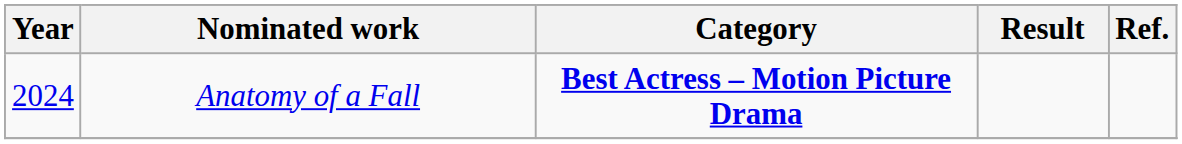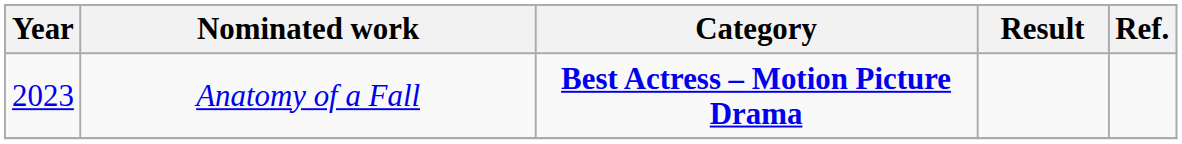(43, 95) 2024 -> (43, 95) 2023
